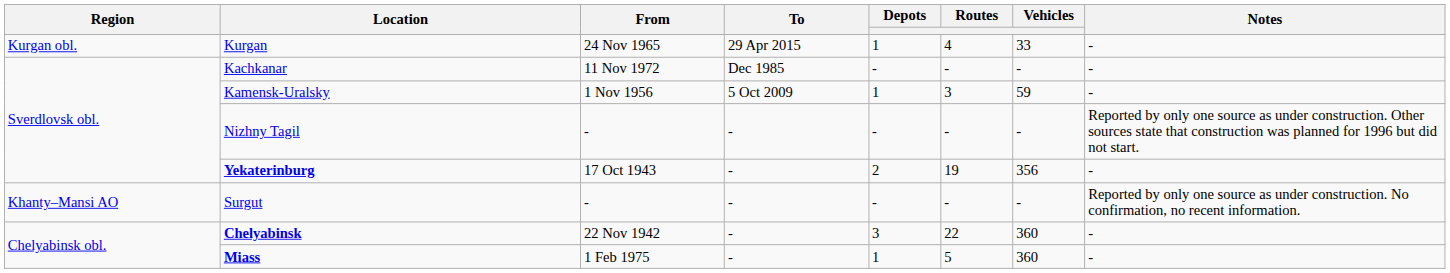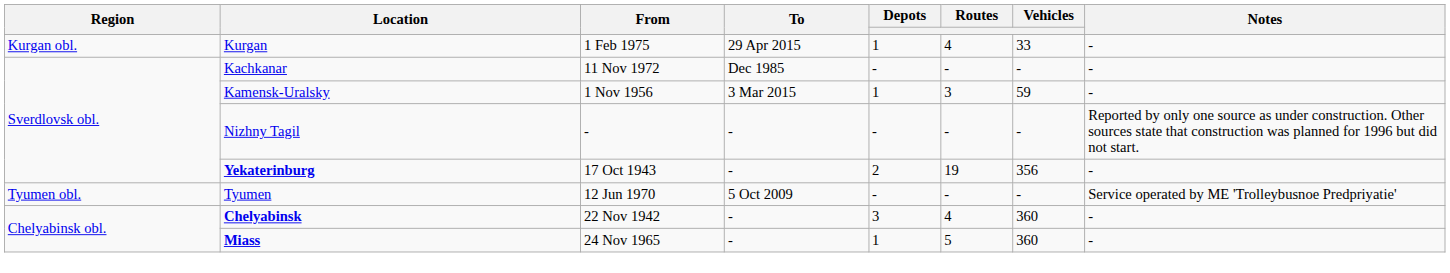(622, 45) 24 Nov 1965 -> (617, 45) 1 Feb 1975
(760, 92) 5 Oct 2009 -> (762, 92) 3 Mar 2015
+ row: (248, 194)
- row: (243, 202)
(951, 233) 22 -> (948, 217) 4
(617, 256) 1 Feb 1975 -> (622, 240) 24 Nov 1965
